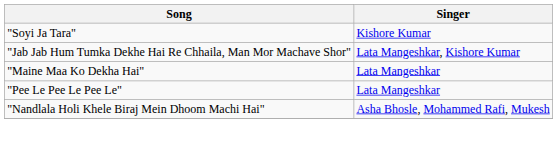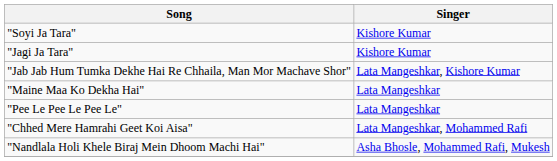+ row: (40, 52)
+ row: (100, 128)
